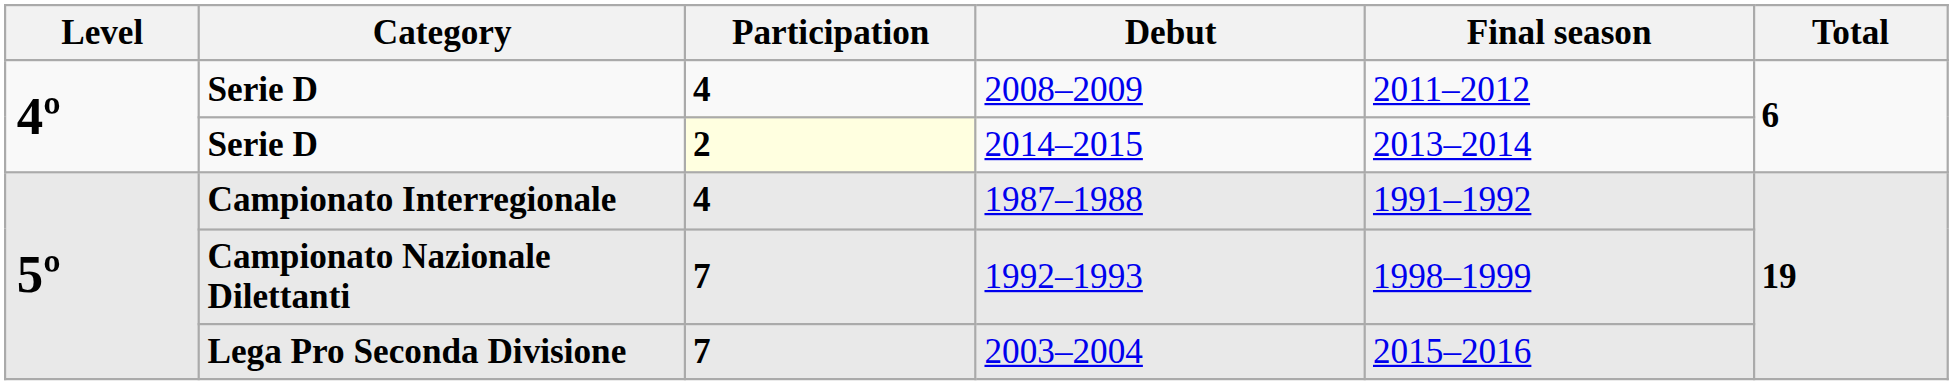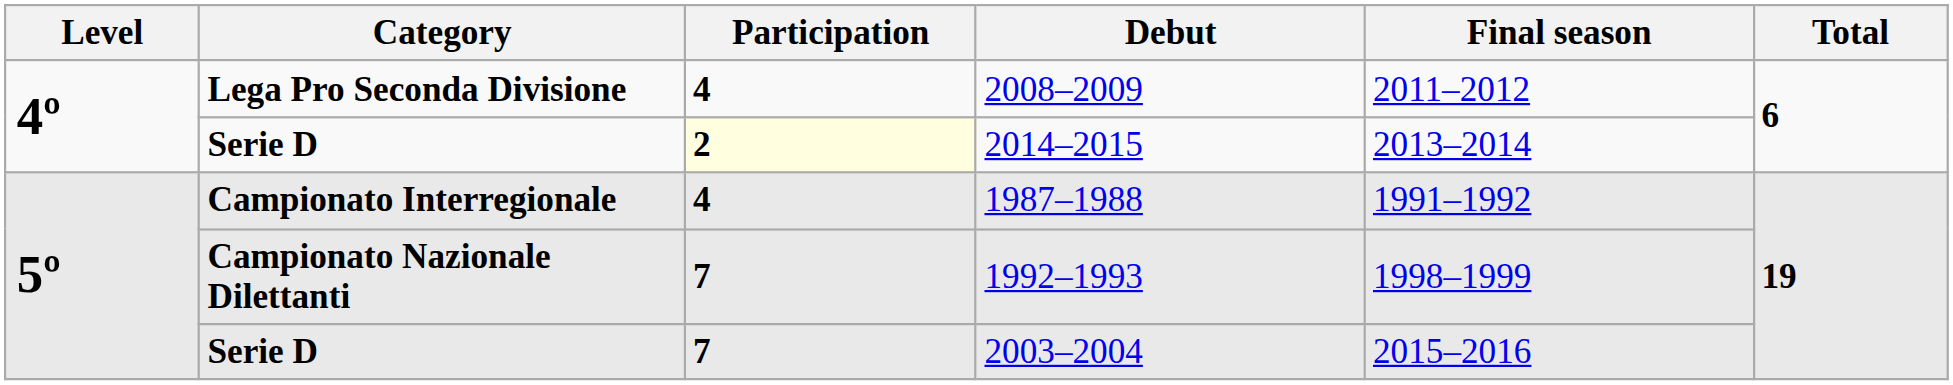(263, 88) Serie D -> (417, 88) Lega Pro Seconda Divisione
(417, 351) Lega Pro Seconda Divisione -> (263, 351) Serie D
